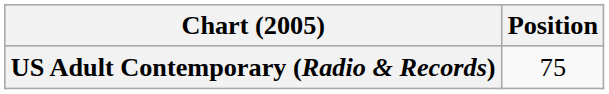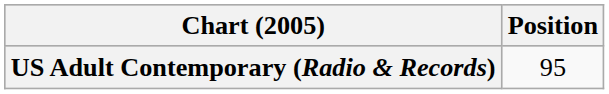(553, 66) 75 -> (553, 66) 95
